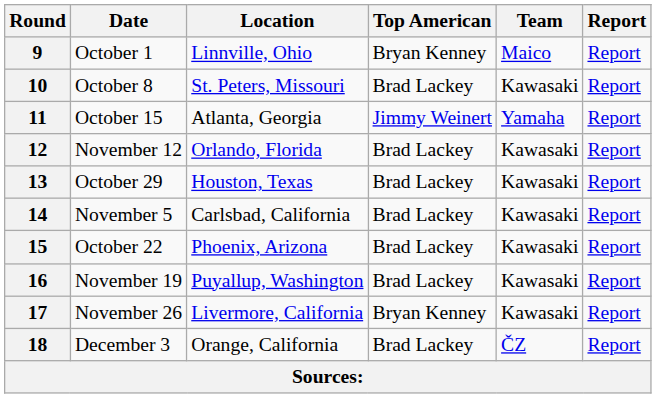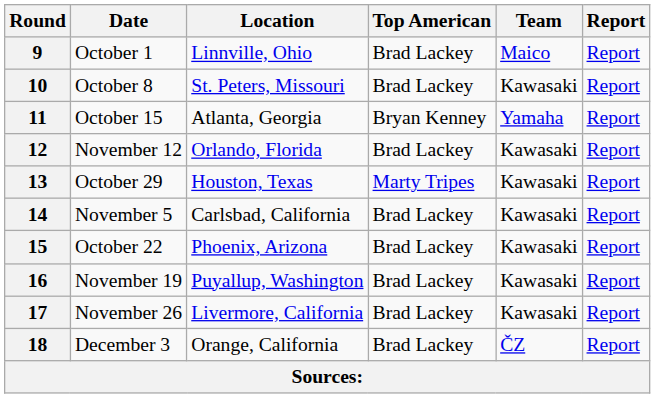(429, 53) Bryan Kenney -> (423, 53) Brad Lackey
(432, 117) Jimmy Weinert -> (429, 117) Bryan Kenney
(423, 182) Brad Lackey -> (423, 182) Marty Tripes
(429, 311) Bryan Kenney -> (423, 311) Brad Lackey
